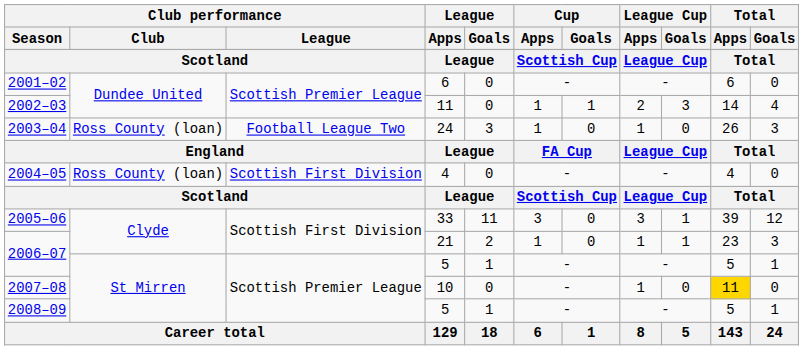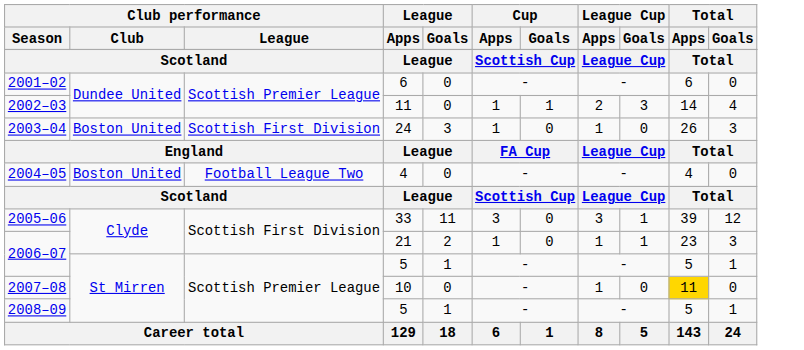(148, 129) Ross County (loan) -> (127, 129) Boston United
(326, 129) Football League Two -> (284, 129) Scottish First Division
(148, 175) Ross County (loan) -> (127, 175) Boston United
(326, 175) Scottish First Division -> (284, 175) Football League Two
